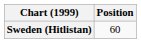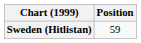(115, 30) 60 -> (115, 30) 59
